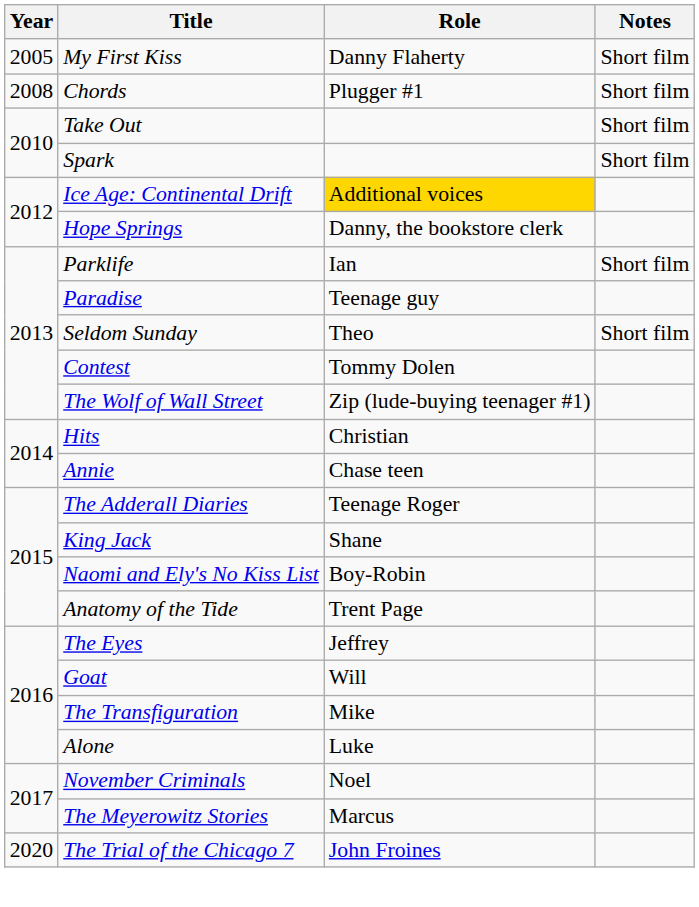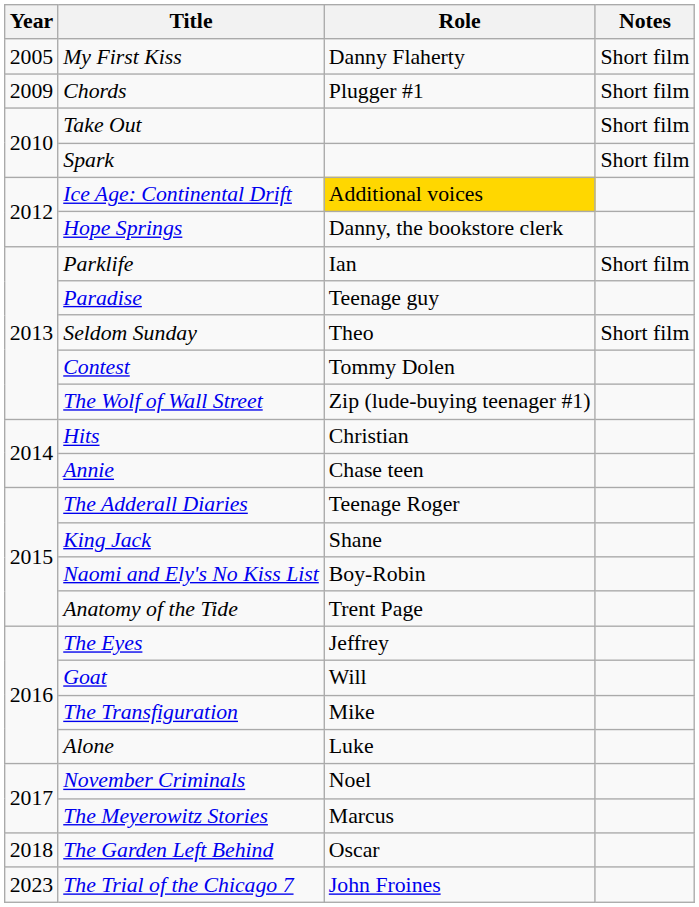(31, 90) 2008 -> (31, 90) 2009
+ row: (168, 849)
(31, 849) 2020 -> (31, 884) 2023
